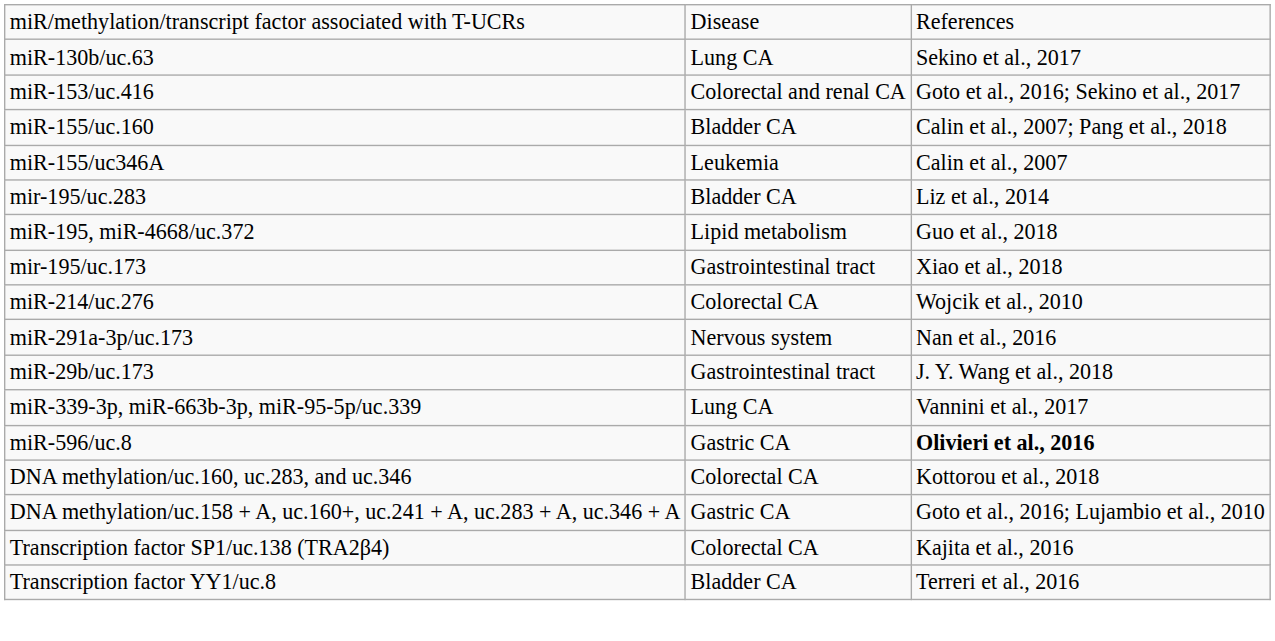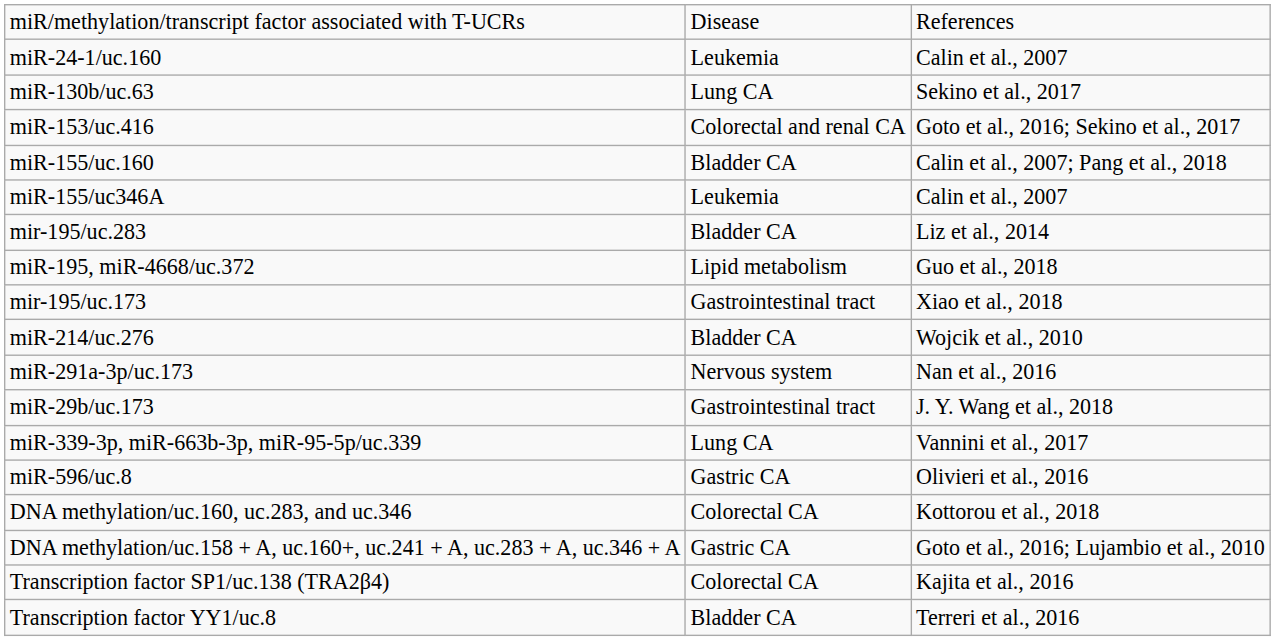+ row: (86, 57)
(755, 302) Colorectal CA -> (744, 337) Bladder CA
(1005, 442) bold -> (1002, 477) normal
